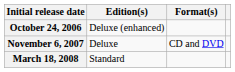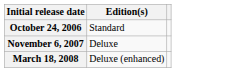- column: (196, 12)
(127, 28) Deluxe (enhanced) -> (107, 28) Standard
(107, 59) Standard -> (127, 59) Deluxe (enhanced)
